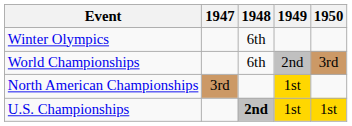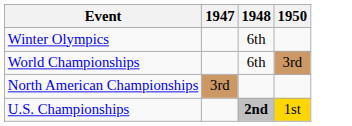- column: (292, 16)
